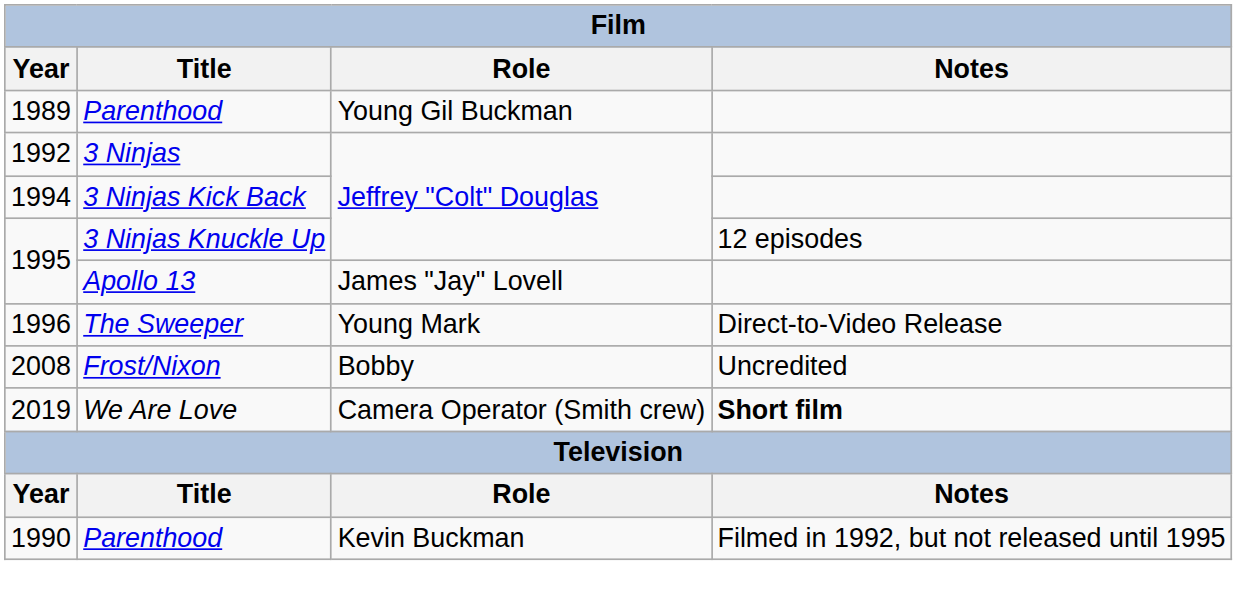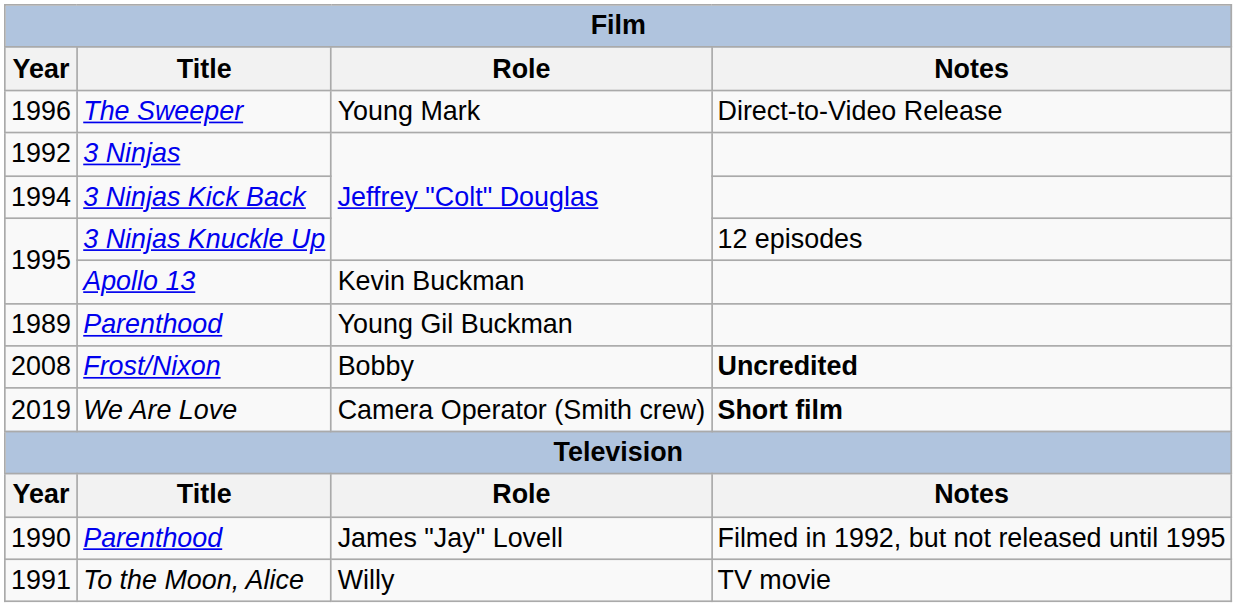rows swapped: (41, 111) <-> (41, 324)
(450, 281) James "Jay" Lovell -> (431, 281) Kevin Buckman
(782, 366) normal -> (788, 366) bold
(431, 537) Kevin Buckman -> (450, 537) James "Jay" Lovell
+ row: (41, 580)
